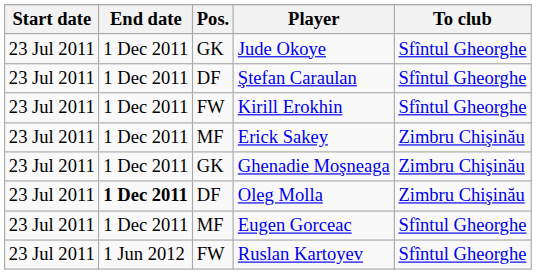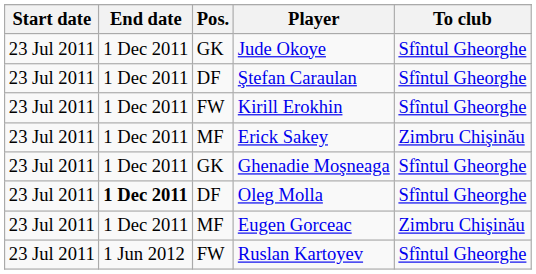(462, 166) Zimbru Chişinău -> (462, 166) Sfîntul Gheorghe
(462, 195) Zimbru Chişinău -> (462, 195) Sfîntul Gheorghe
(462, 225) Sfîntul Gheorghe -> (462, 225) Zimbru Chişinău
